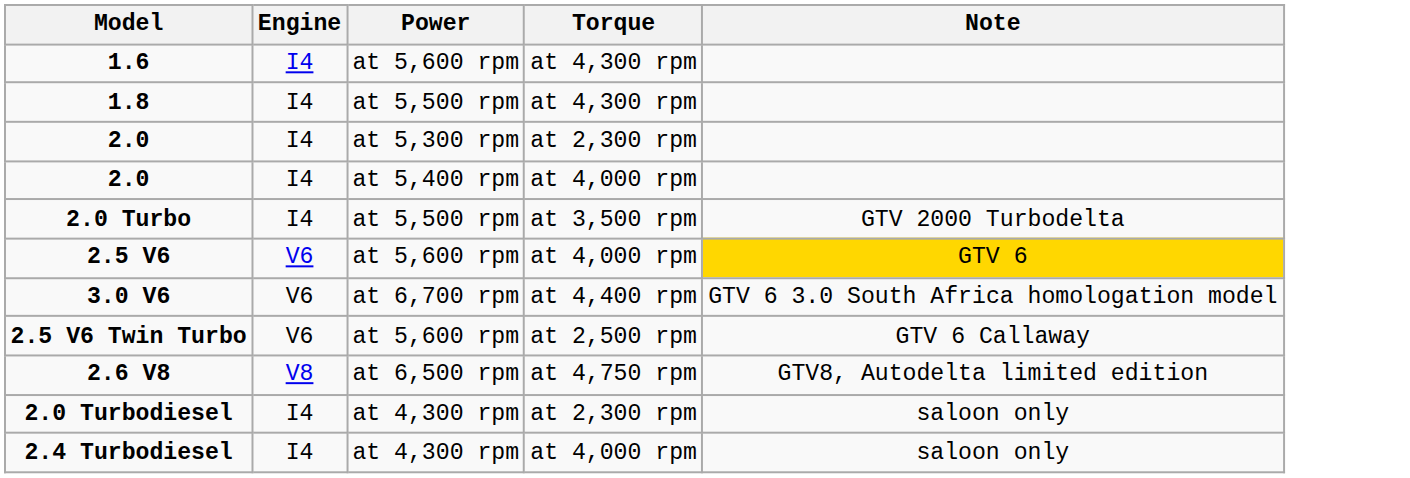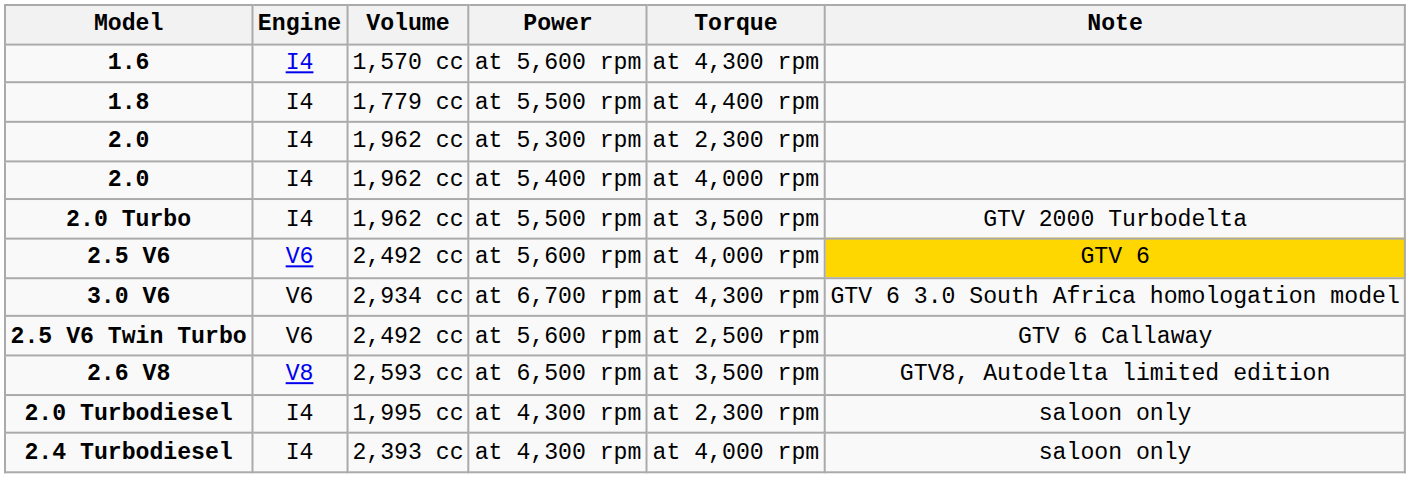+ column: (408, 24)
(614, 102) at 4,300 rpm -> (736, 102) at 4,400 rpm
(614, 297) at 4,400 rpm -> (736, 297) at 4,300 rpm
(614, 374) at 4,750 rpm -> (736, 374) at 3,500 rpm
